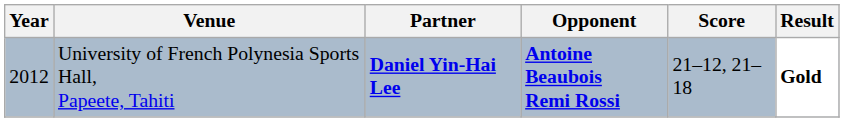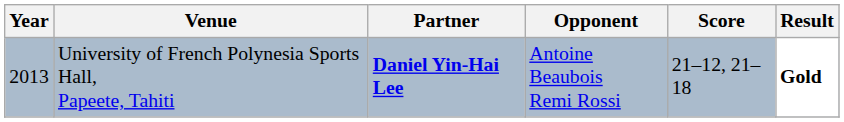(29, 76) 2012 -> (29, 76) 2013
(573, 76) bold -> (575, 76) normal
